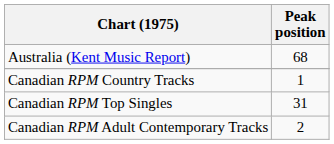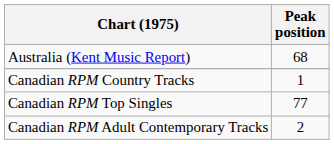(300, 103) 31 -> (300, 103) 77
